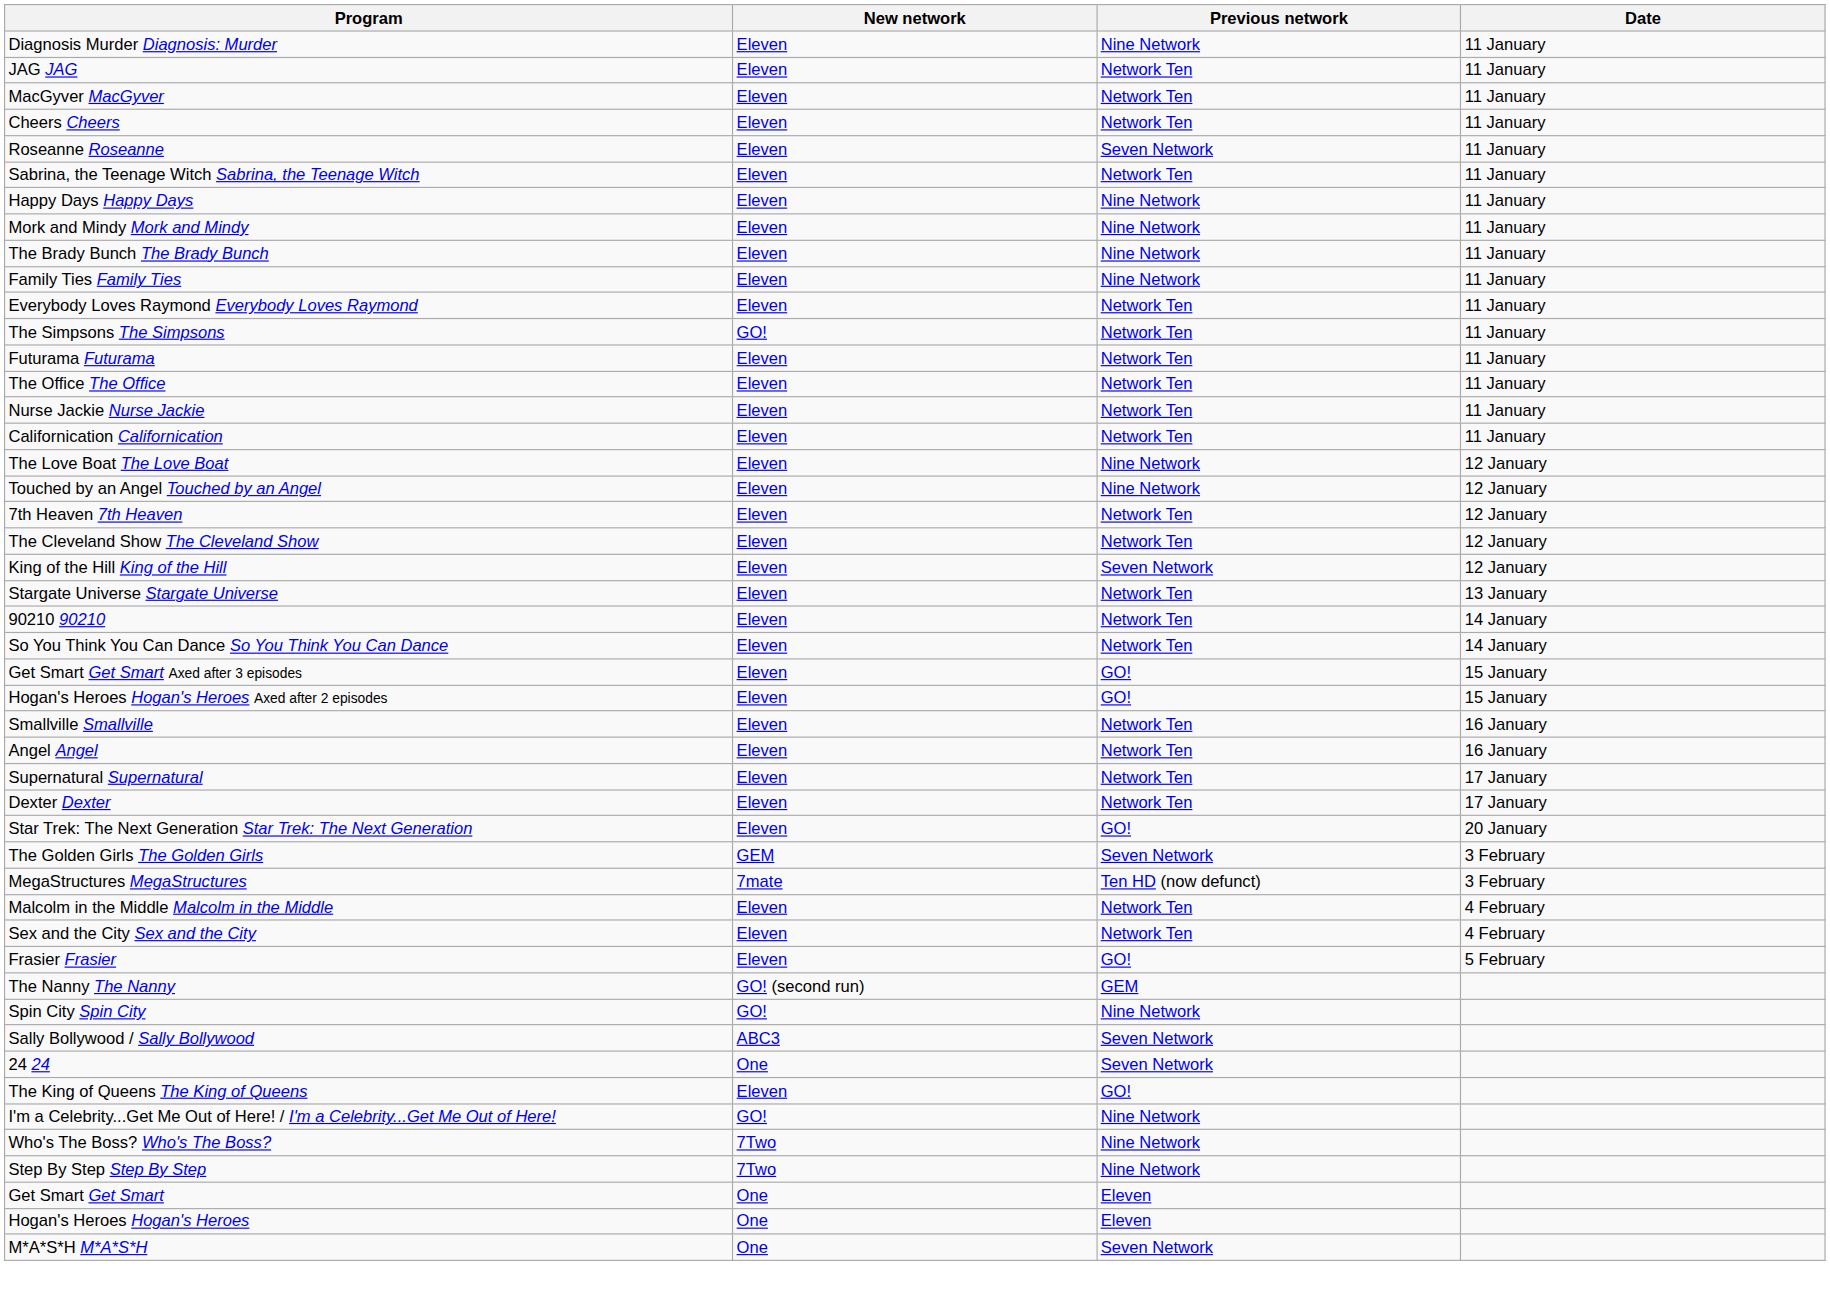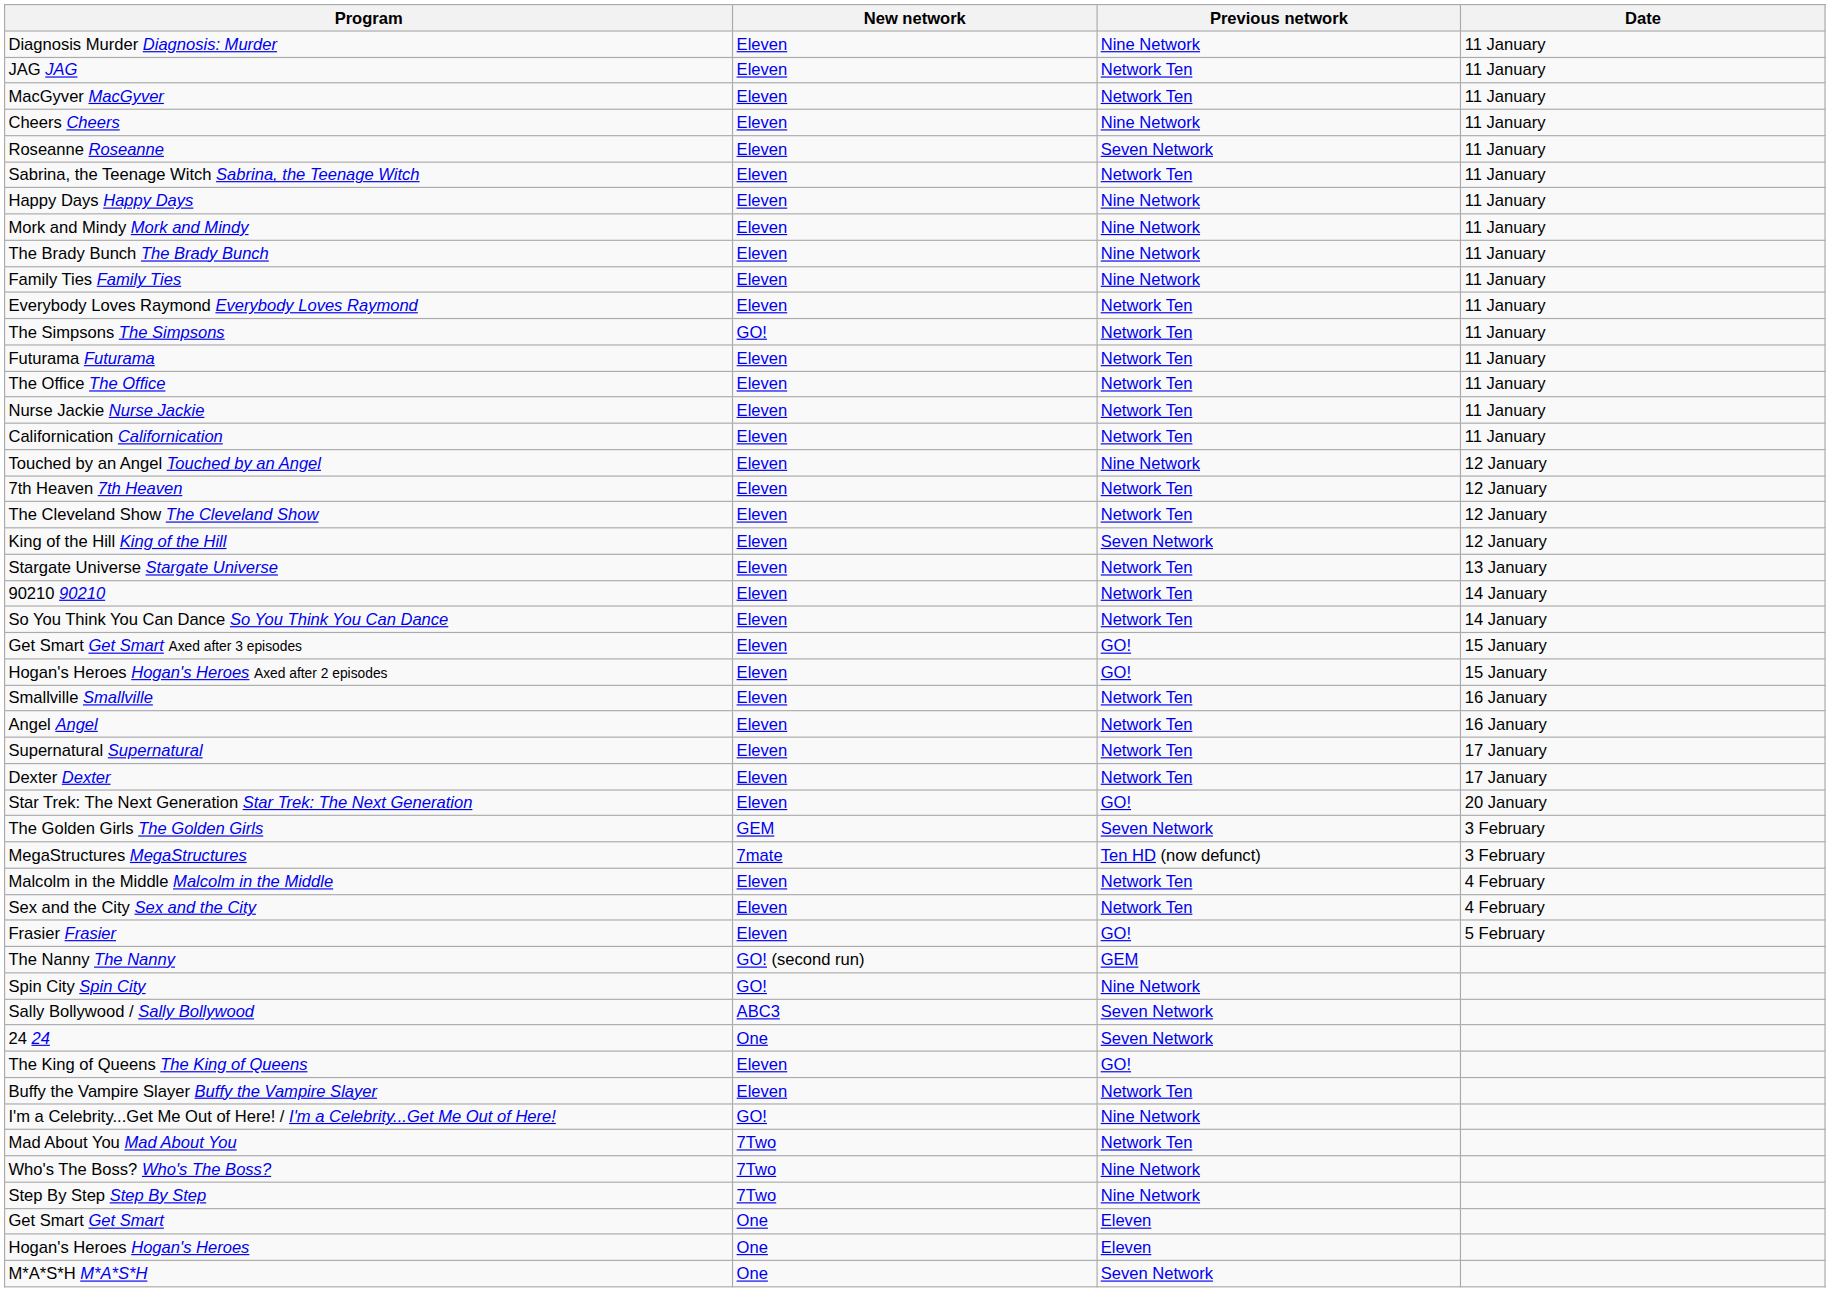(1147, 123) Network Ten -> (1150, 123) Nine Network
- row: (118, 463)
+ row: (193, 1091)
+ row: (123, 1143)
